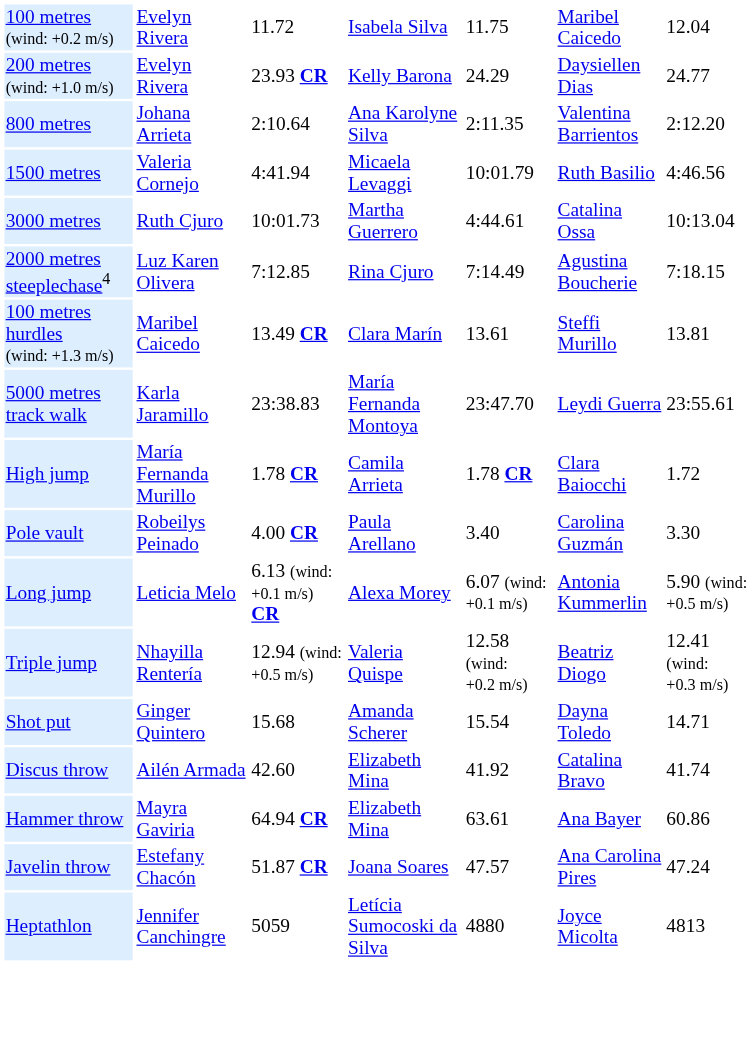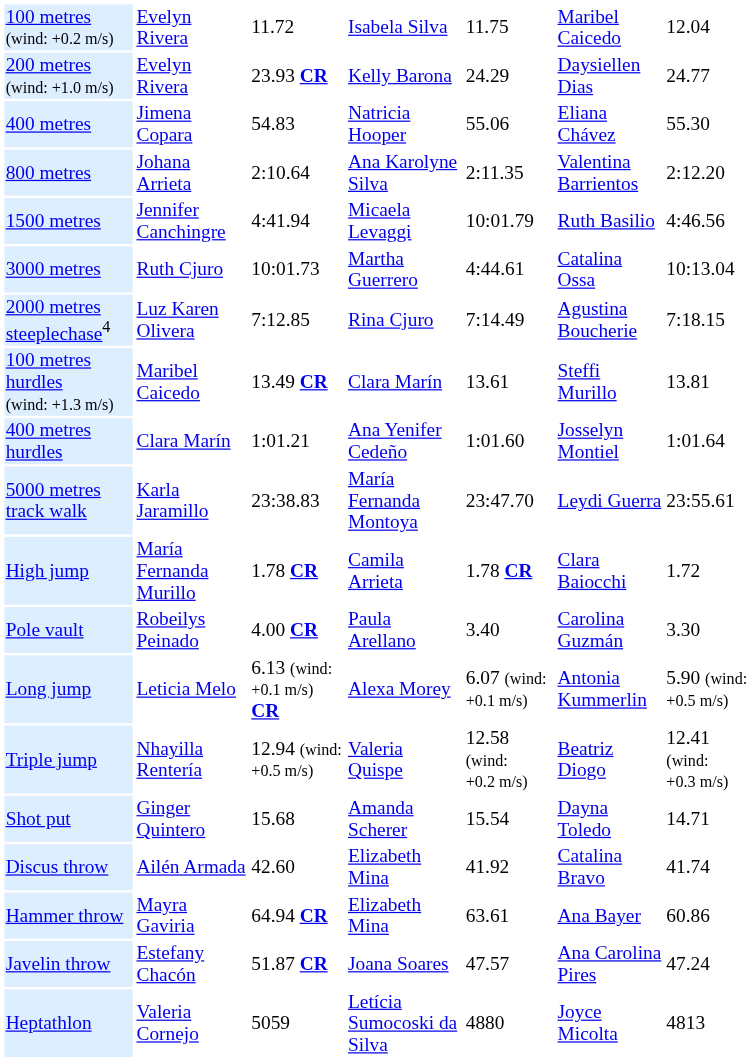+ row: (48, 124)
(168, 172) Valeria Cornejo -> (181, 220) Jennifer Canchingre
+ row: (48, 441)
(181, 926) Jennifer Canchingre -> (168, 1023) Valeria Cornejo
